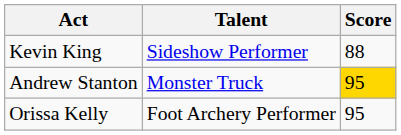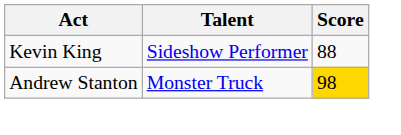(355, 82) 95 -> (327, 82) 98
- row: (59, 113)
